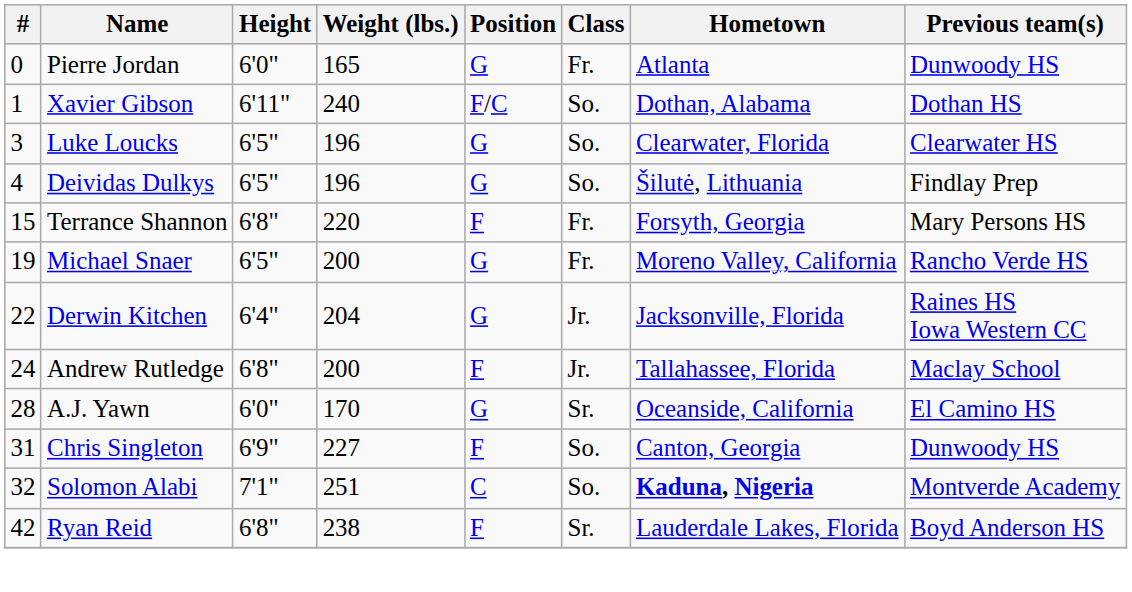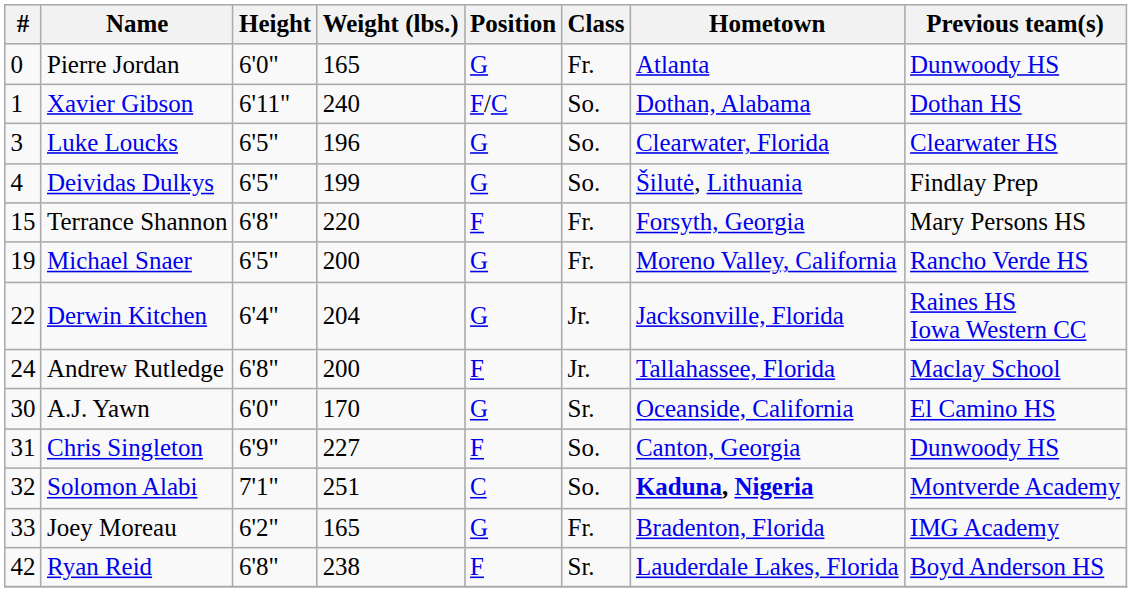(341, 182) 196 -> (341, 182) 199
(23, 408) 28 -> (23, 408) 30
+ row: (112, 527)
